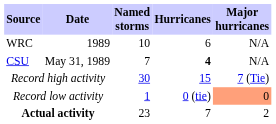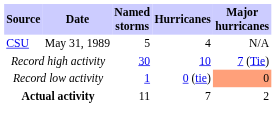- row: (20, 43)
(147, 61) 7 -> (147, 43) 5
(208, 61) bold -> (208, 43) normal
(205, 78) 15 -> (205, 61) 10
(144, 113) 23 -> (144, 96) 11
